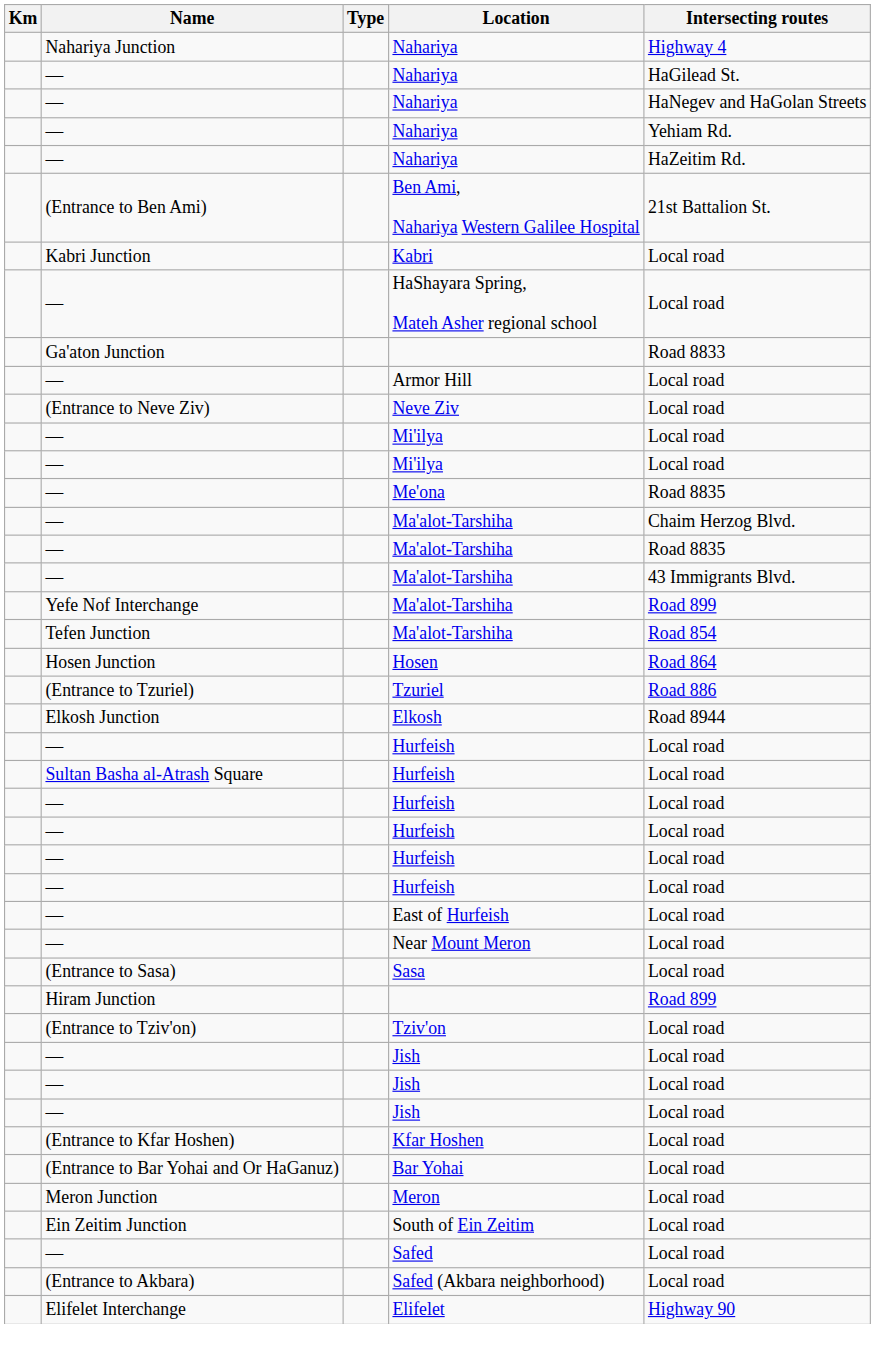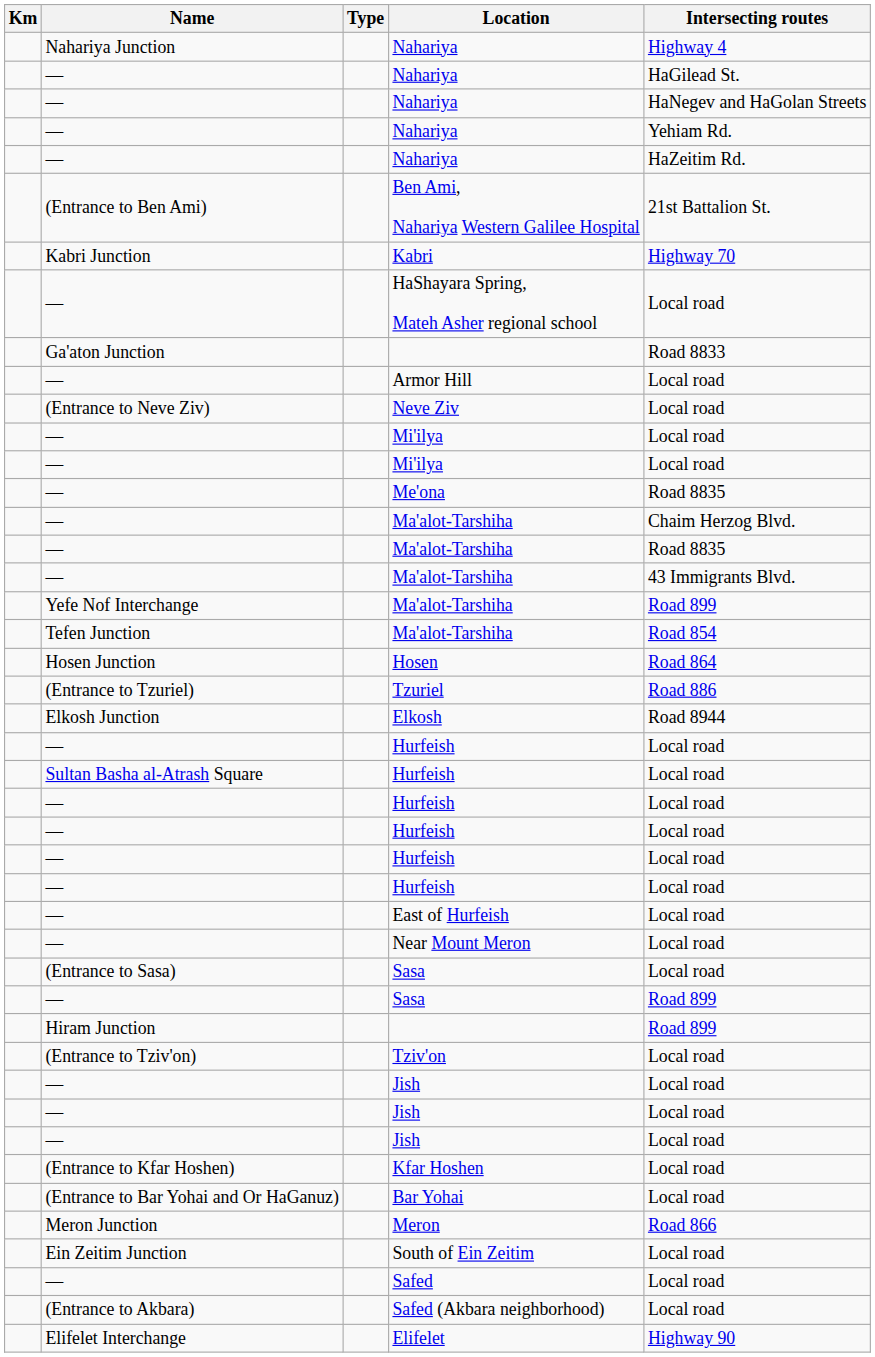(686, 255) Local road -> (692, 255) Highway 70
+ row: (54, 999)
(686, 1196) Local road -> (682, 1225) Road 866
